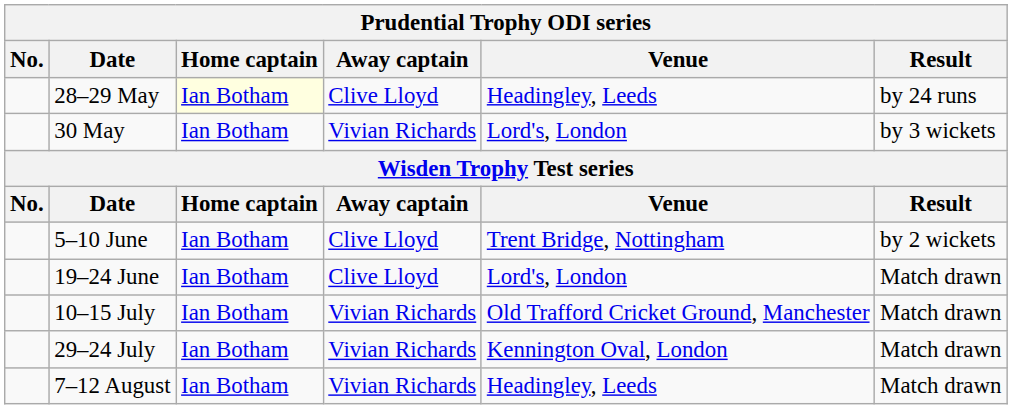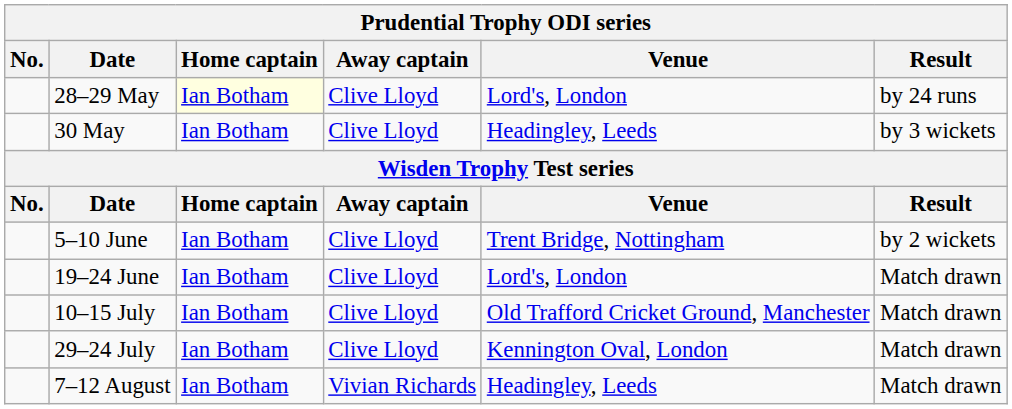(572, 95) Headingley, Leeds -> (557, 95) Lord's, London
(402, 131) Vivian Richards -> (383, 131) Clive Lloyd
(557, 131) Lord's, London -> (572, 131) Headingley, Leeds
(402, 312) Vivian Richards -> (383, 312) Clive Lloyd
(402, 349) Vivian Richards -> (383, 349) Clive Lloyd
